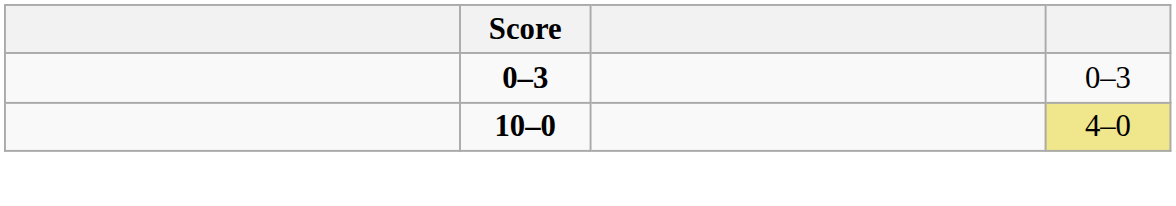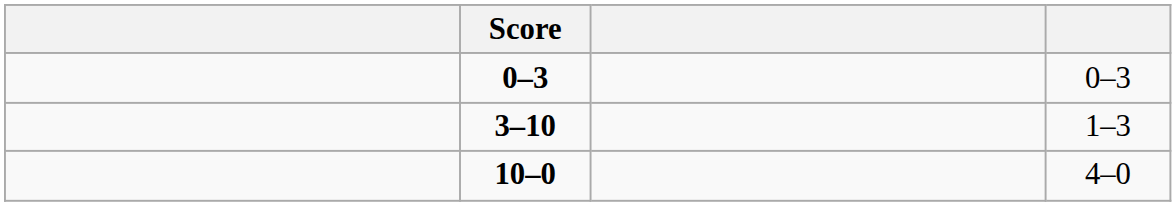+ row: (525, 126)
(1108, 126) khaki background -> (1108, 175) no background
